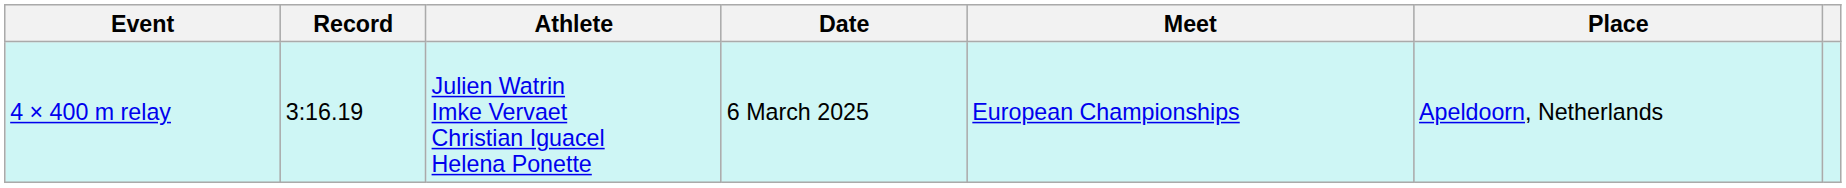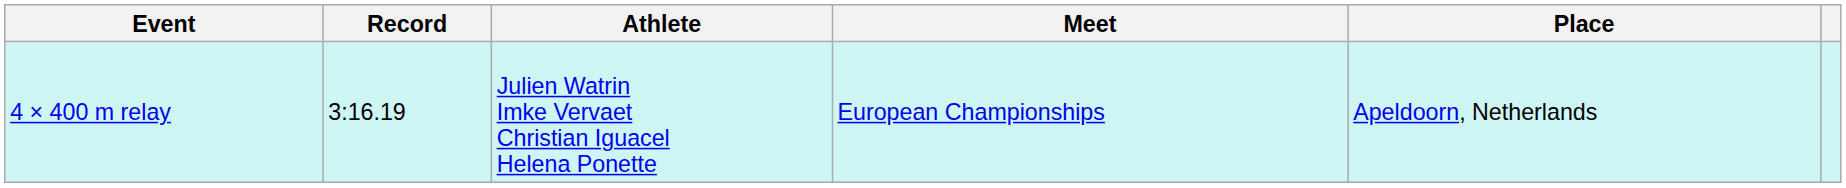- column: (844, 23)
